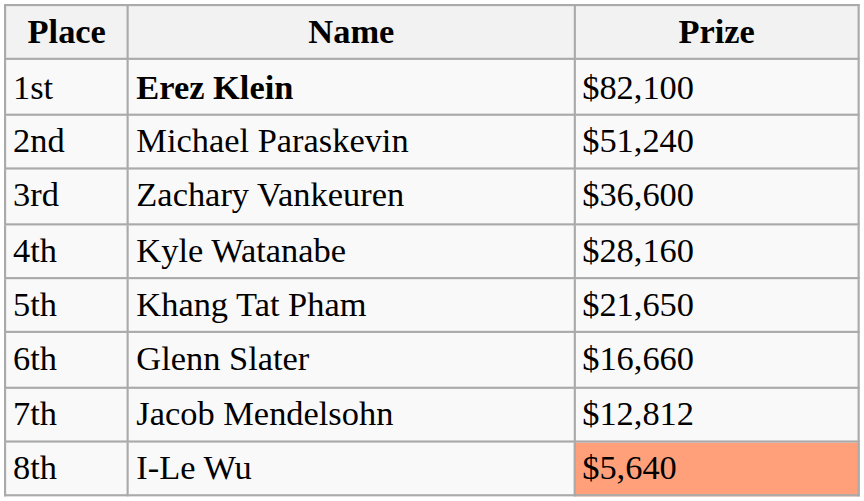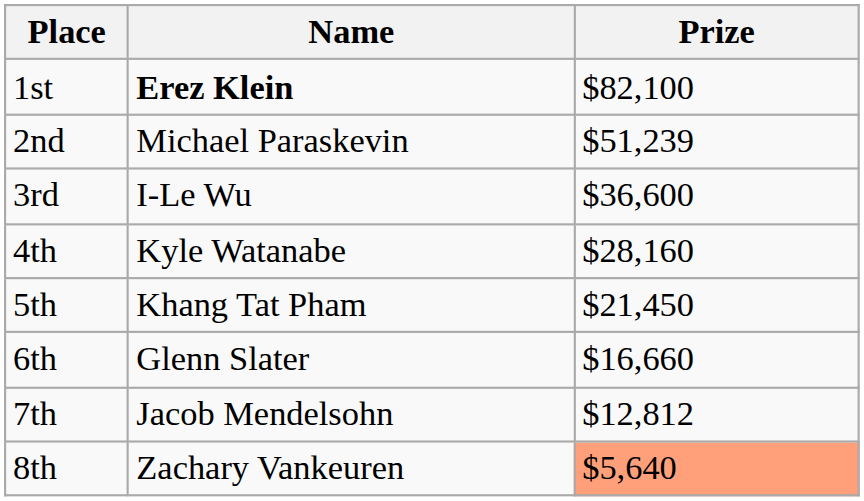(638, 140) $51,240 -> (638, 140) $51,239
(270, 195) Zachary Vankeuren -> (194, 195) I-Le Wu
(638, 304) $21,650 -> (638, 304) $21,450
(194, 468) I-Le Wu -> (270, 468) Zachary Vankeuren
